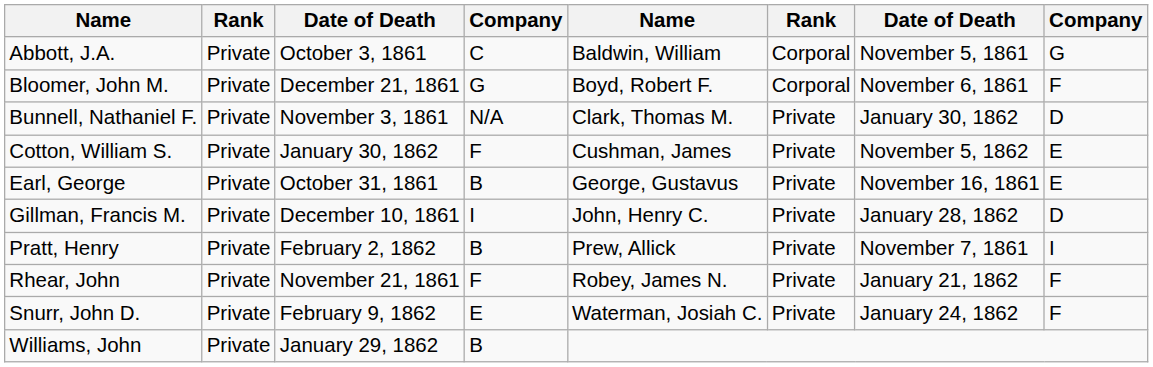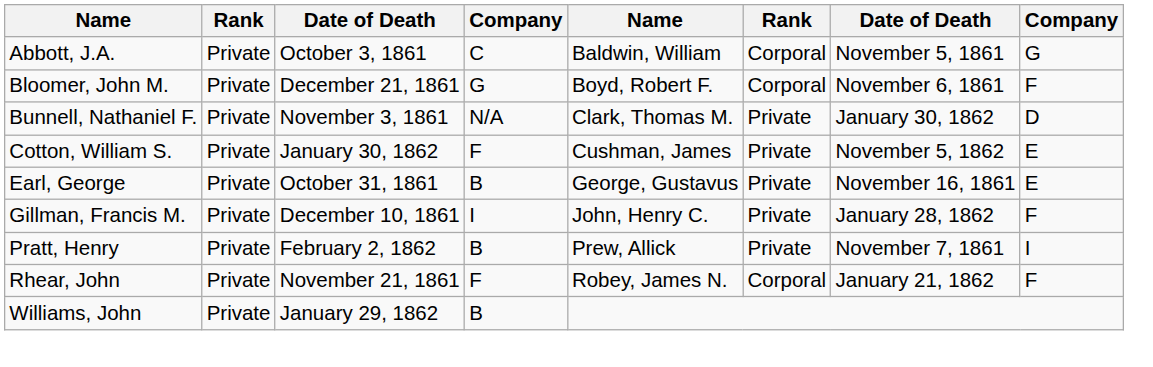(1057, 215) D -> (1031, 215) F
(804, 280) Private -> (787, 280) Corporal
- row: (75, 313)
